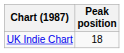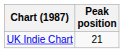(97, 39) 18 -> (97, 39) 21
